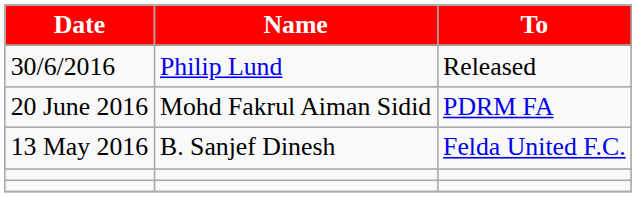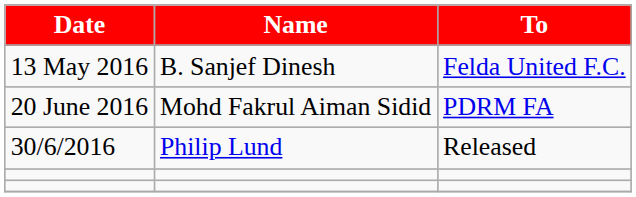rows swapped: (79, 147) <-> (63, 65)
